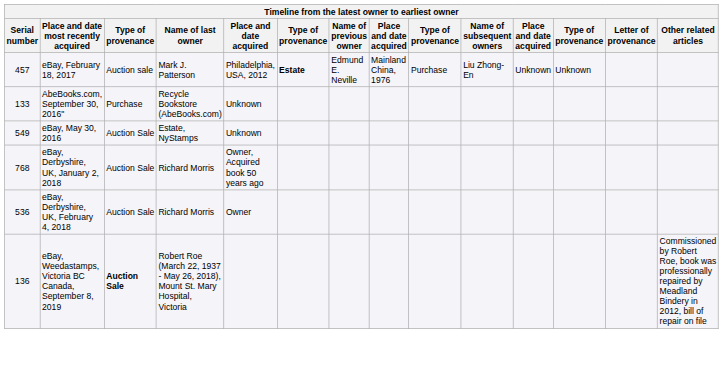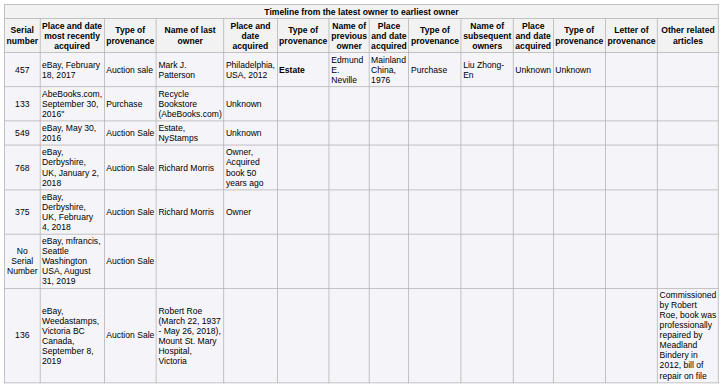(22, 212) 536 -> (22, 212) 375
+ row: (71, 261)
(122, 281) bold -> (130, 336) normal
